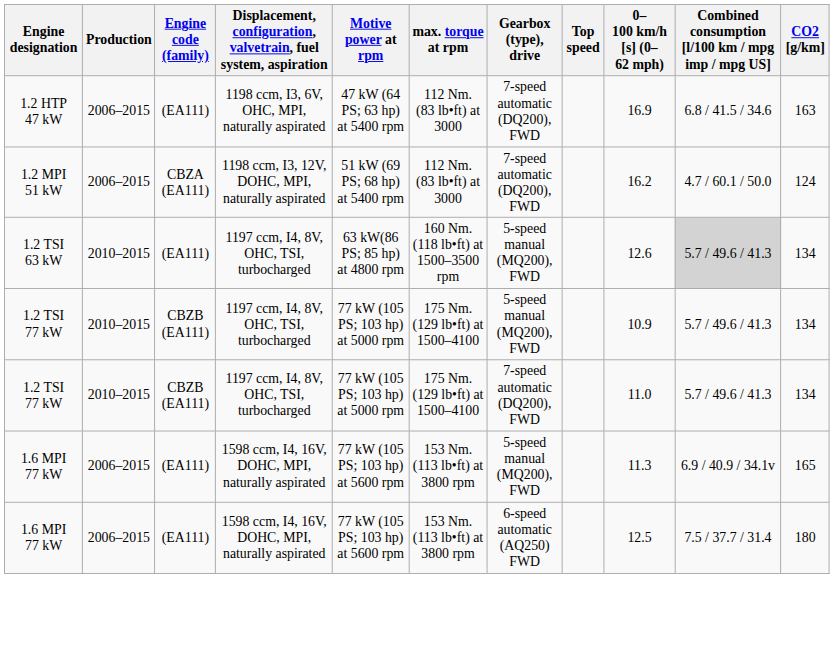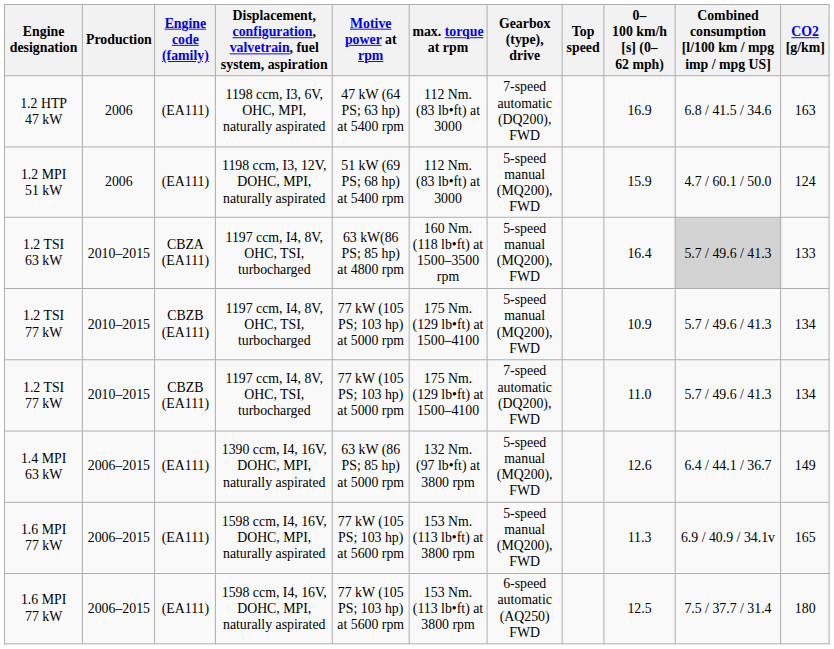(119, 110) 2006–2015 -> (119, 110) 2006
(119, 181) 2006–2015 -> (119, 181) 2006
(185, 181) CBZA (EA111) -> (185, 181) (EA111)
(525, 181) 7-speed automatic (DQ200), FWD -> (525, 181) 5-speed manual (MQ200), FWD
(640, 181) 16.2 -> (640, 181) 15.9
(185, 252) (EA111) -> (185, 252) CBZA (EA111)
(640, 252) 12.6 -> (640, 252) 16.4
(805, 252) 134 -> (805, 252) 133
+ row: (44, 466)
